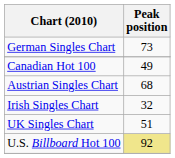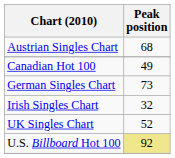rows swapped: (63, 85) <-> (61, 47)
(147, 124) 51 -> (147, 124) 52
